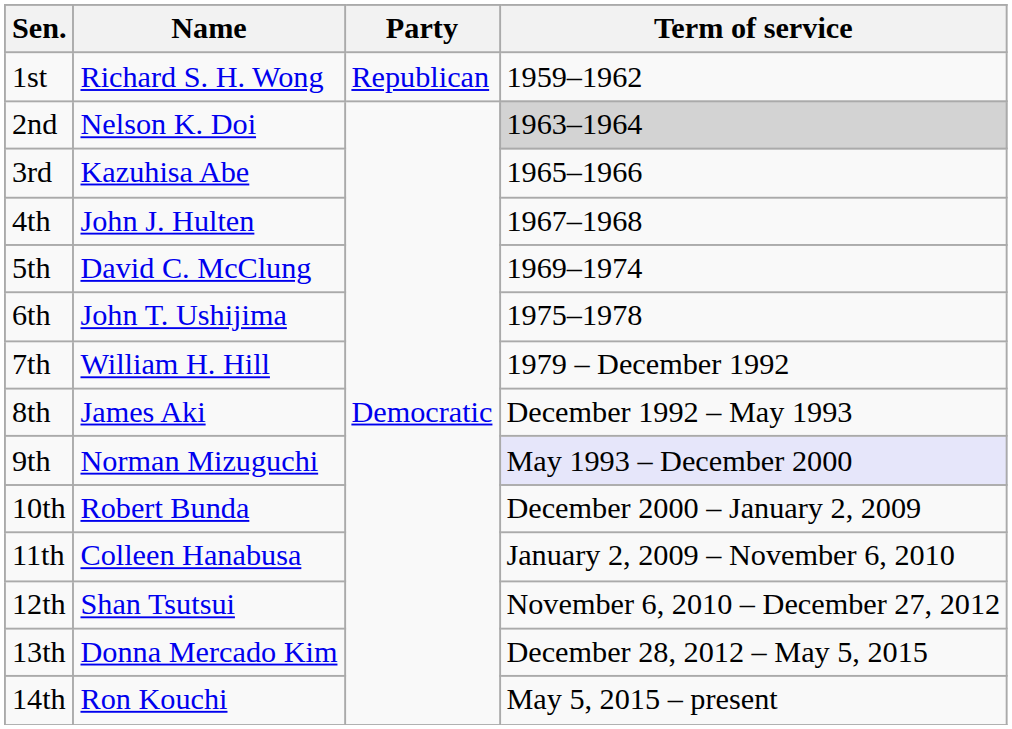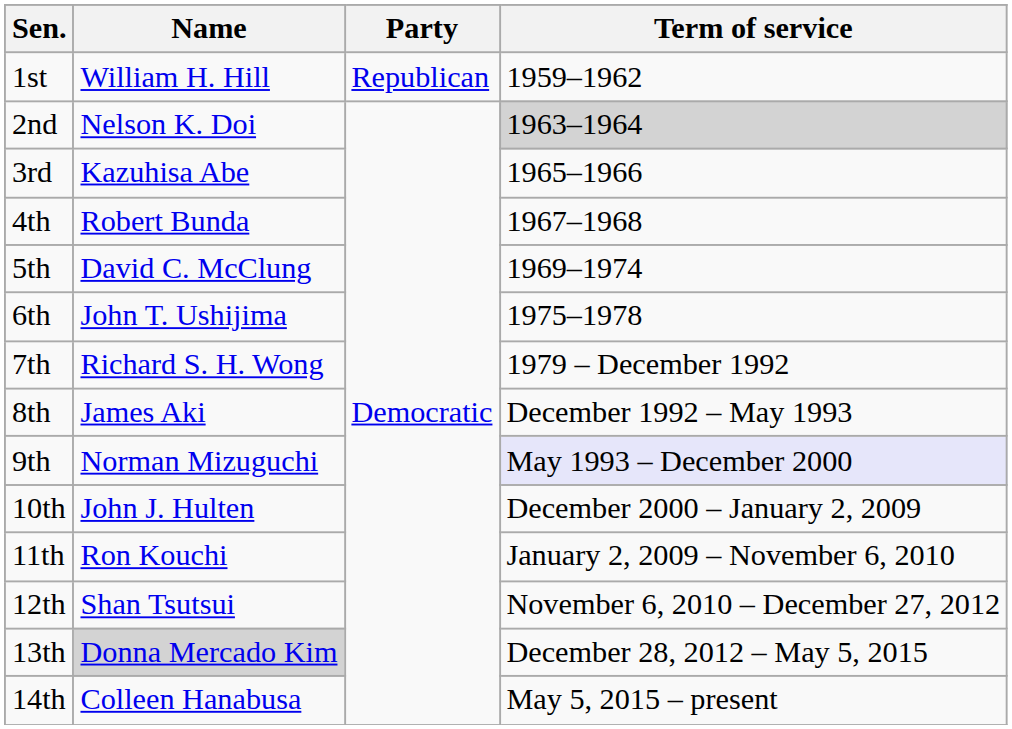(202, 76) Richard S. H. Wong -> (175, 76) William H. Hill
(167, 220) John J. Hulten -> (165, 220) Robert Bunda
(175, 364) William H. Hill -> (202, 364) Richard S. H. Wong
(165, 508) Robert Bunda -> (167, 508) John J. Hulten
(191, 556) Colleen Hanabusa -> (154, 556) Ron Kouchi
(209, 651) no background -> (209, 651) lightgrey background
(154, 699) Ron Kouchi -> (191, 699) Colleen Hanabusa
